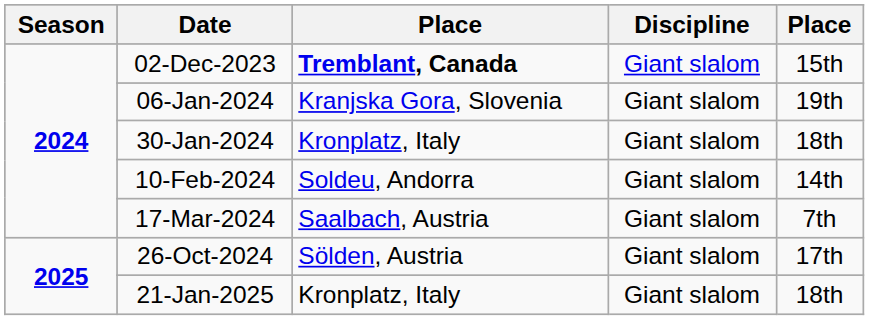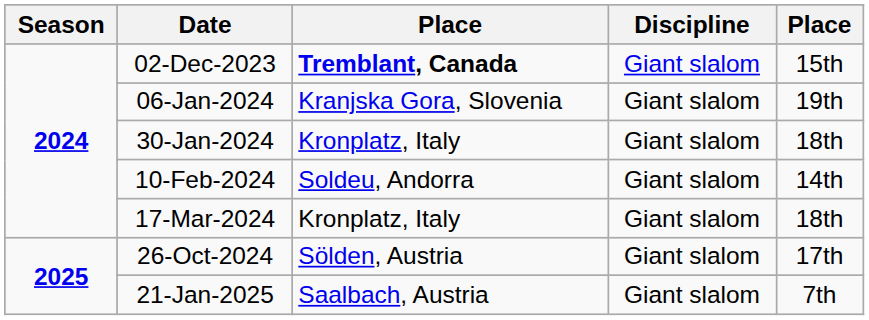(394, 218) Saalbach, Austria -> (379, 218) Kronplatz, Italy
(819, 218) 7th -> (819, 218) 18th
(379, 295) Kronplatz, Italy -> (394, 295) Saalbach, Austria
(819, 295) 18th -> (819, 295) 7th
